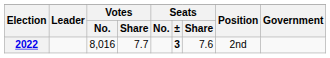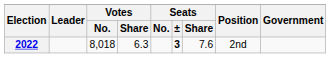(102, 45) 8,016 -> (102, 45) 8,018
(141, 45) 7.7 -> (141, 45) 6.3
